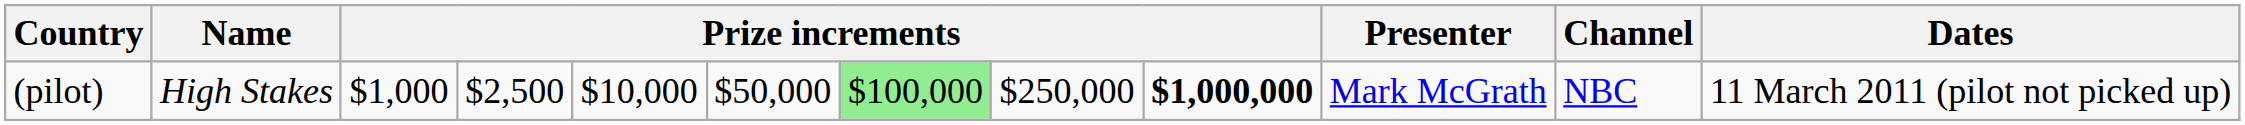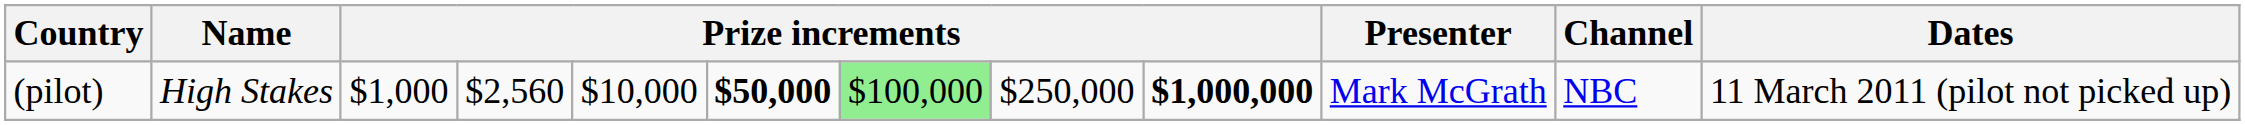(515, 90) $2,500 -> (515, 90) $2,560
(773, 90) normal -> (773, 90) bold
